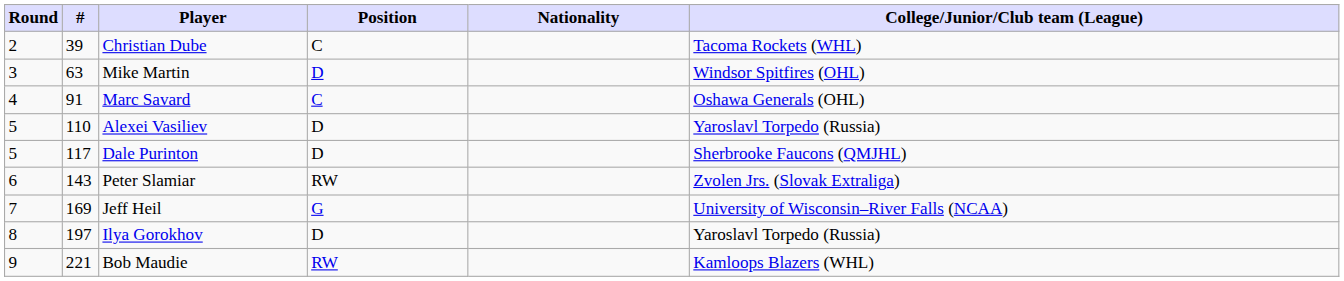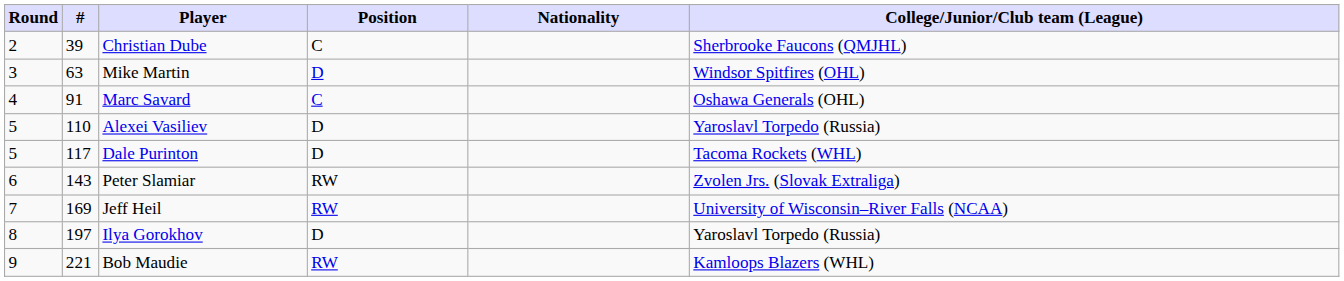(777, 45) Tacoma Rockets (WHL) -> (800, 45) Sherbrooke Faucons (QMJHL)
(800, 153) Sherbrooke Faucons (QMJHL) -> (777, 153) Tacoma Rockets (WHL)
(317, 208) G -> (324, 208) RW
